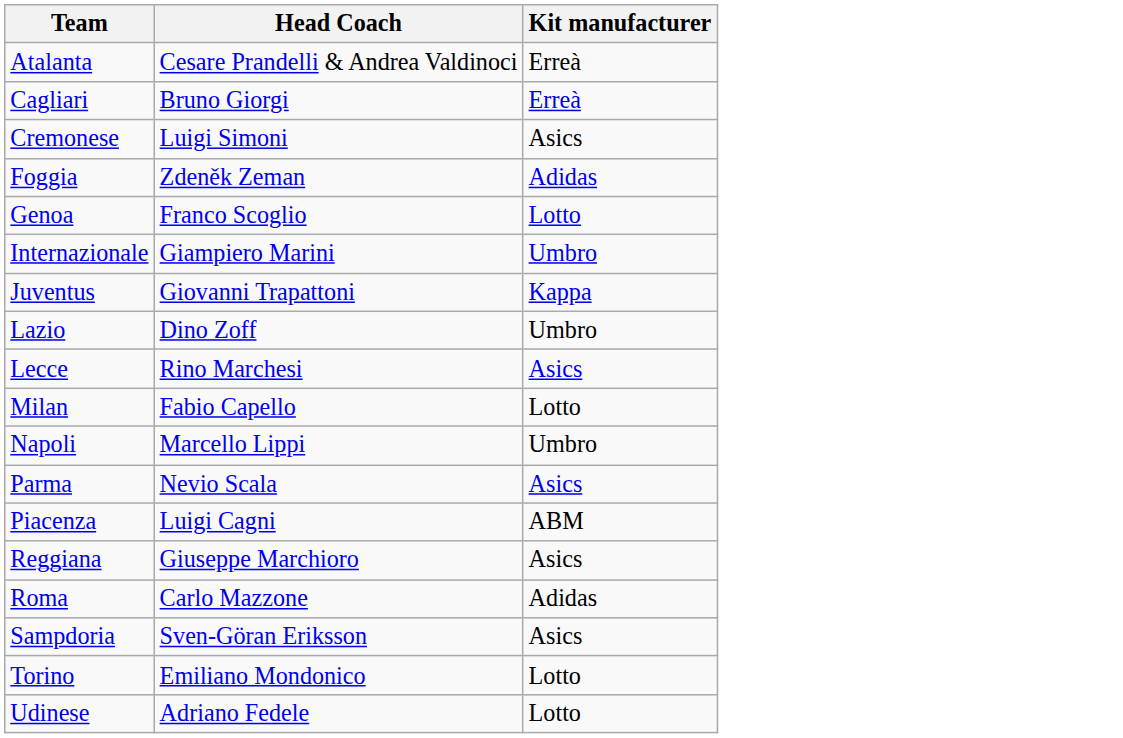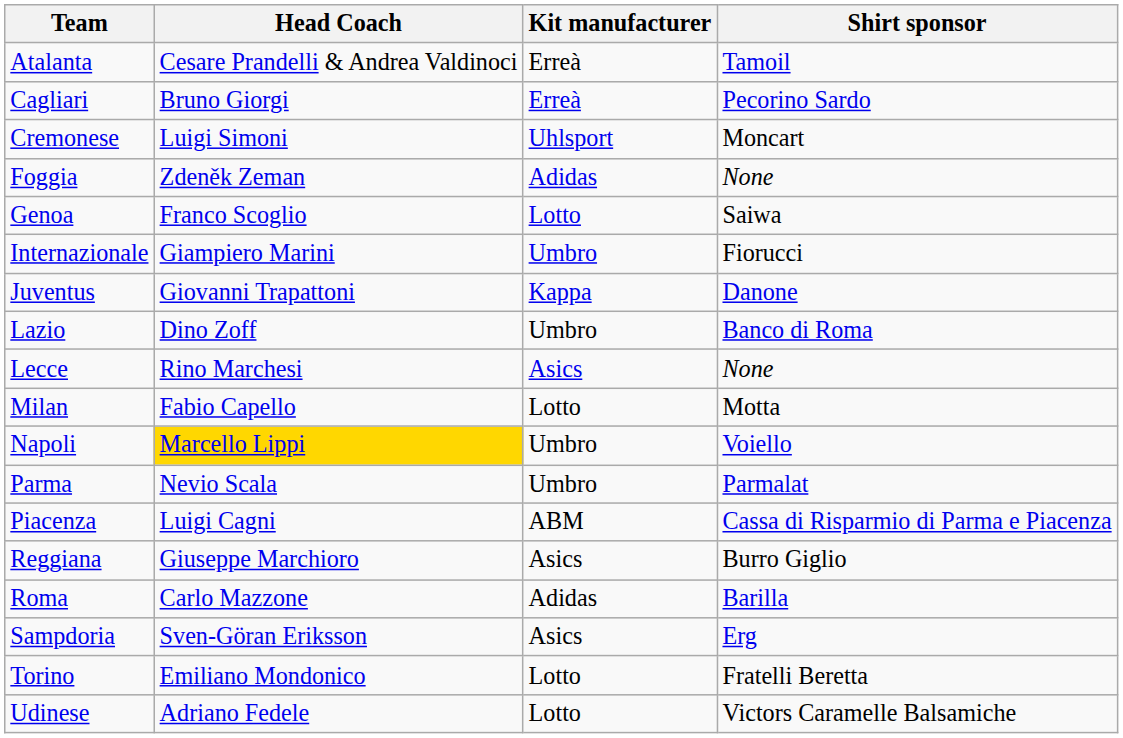+ column: (917, 23)
(555, 138) Asics -> (571, 138) Uhlsport
(232, 445) no background -> (232, 445) gold background
(555, 483) Asics -> (563, 483) Umbro
